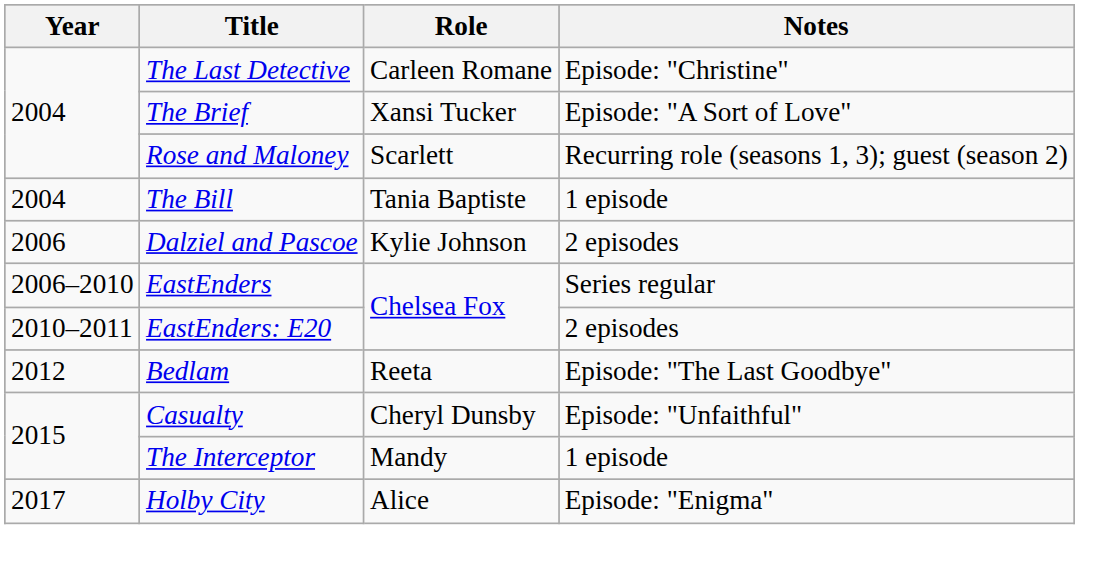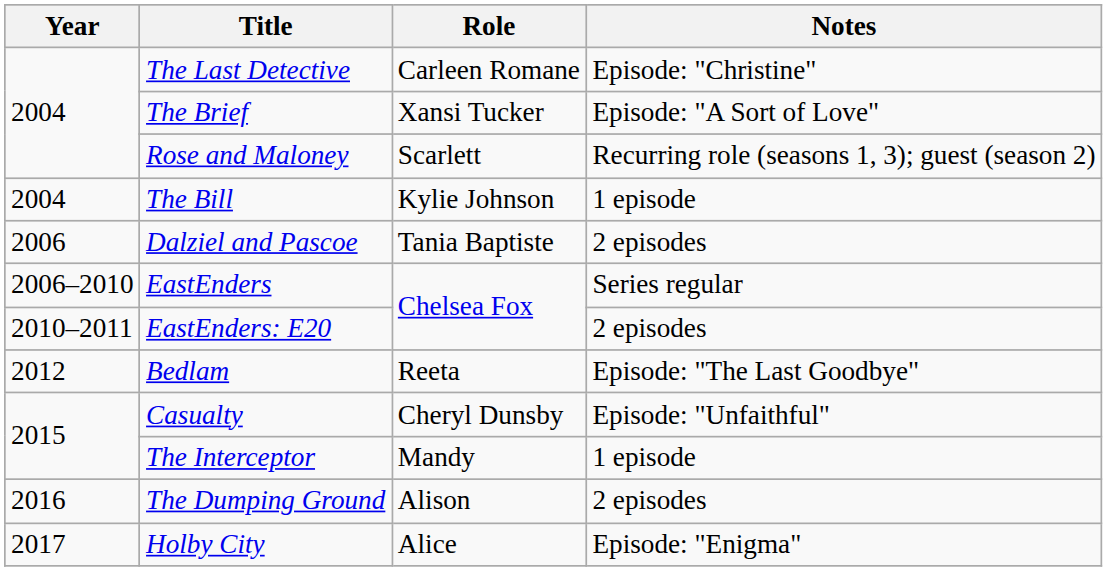(448, 198) Tania Baptiste -> (476, 198) Kylie Johnson
(448, 241) Kylie Johnson -> (476, 241) Tania Baptiste
+ row: (266, 500)
